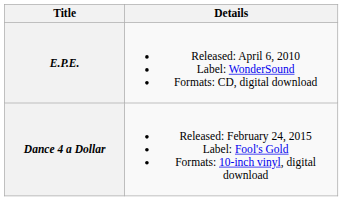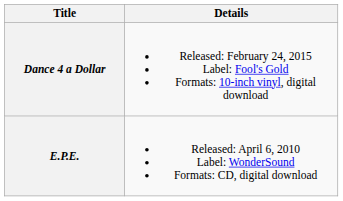rows swapped: (65, 62) <-> (65, 149)
